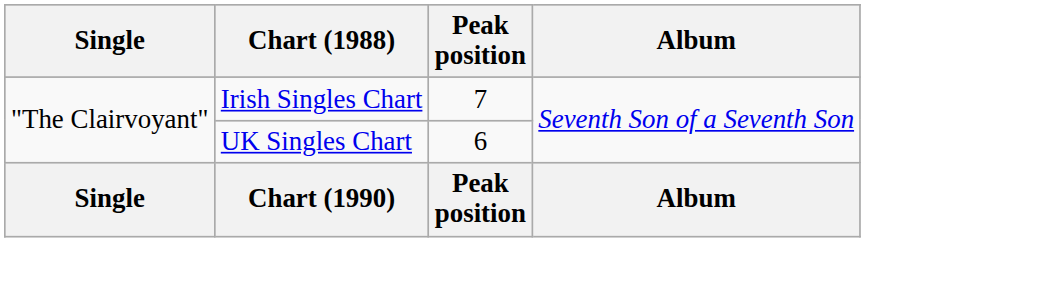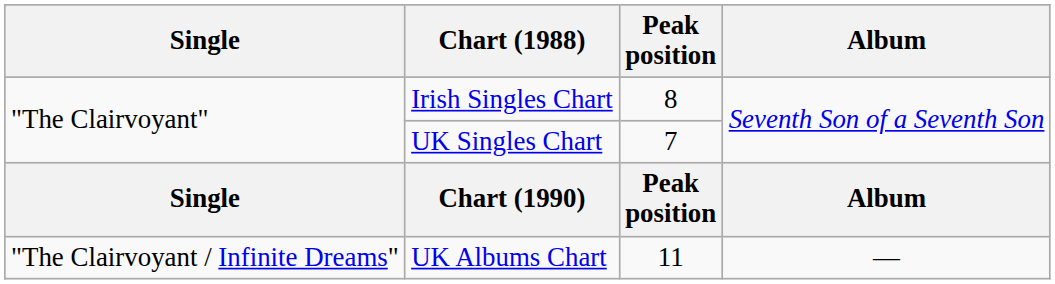(480, 98) 7 -> (671, 98) 8
(480, 141) 6 -> (671, 141) 7
+ row: (509, 256)
